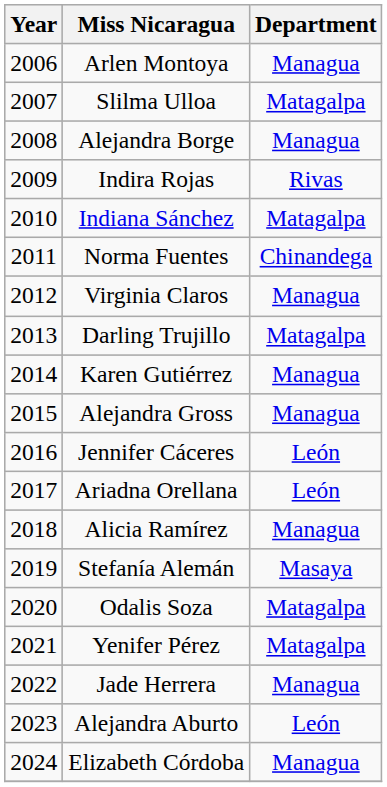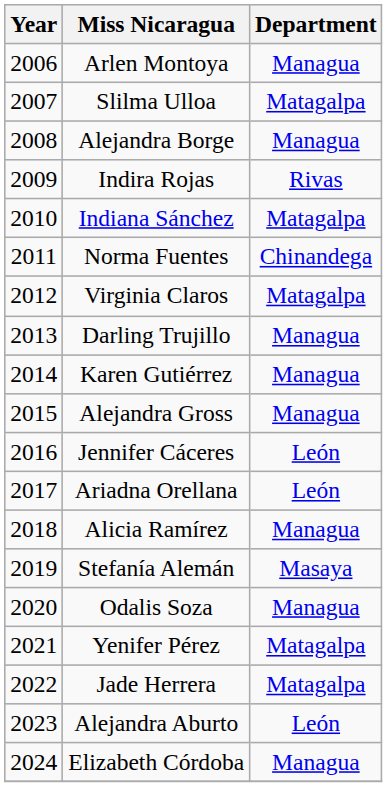(316, 296) Managua -> (316, 296) Matagalpa
(316, 334) Matagalpa -> (316, 334) Managua
(316, 606) Matagalpa -> (316, 606) Managua
(316, 684) Managua -> (316, 684) Matagalpa
